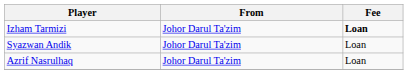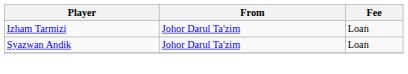(356, 28) bold -> (358, 28) normal
- row: (40, 61)
